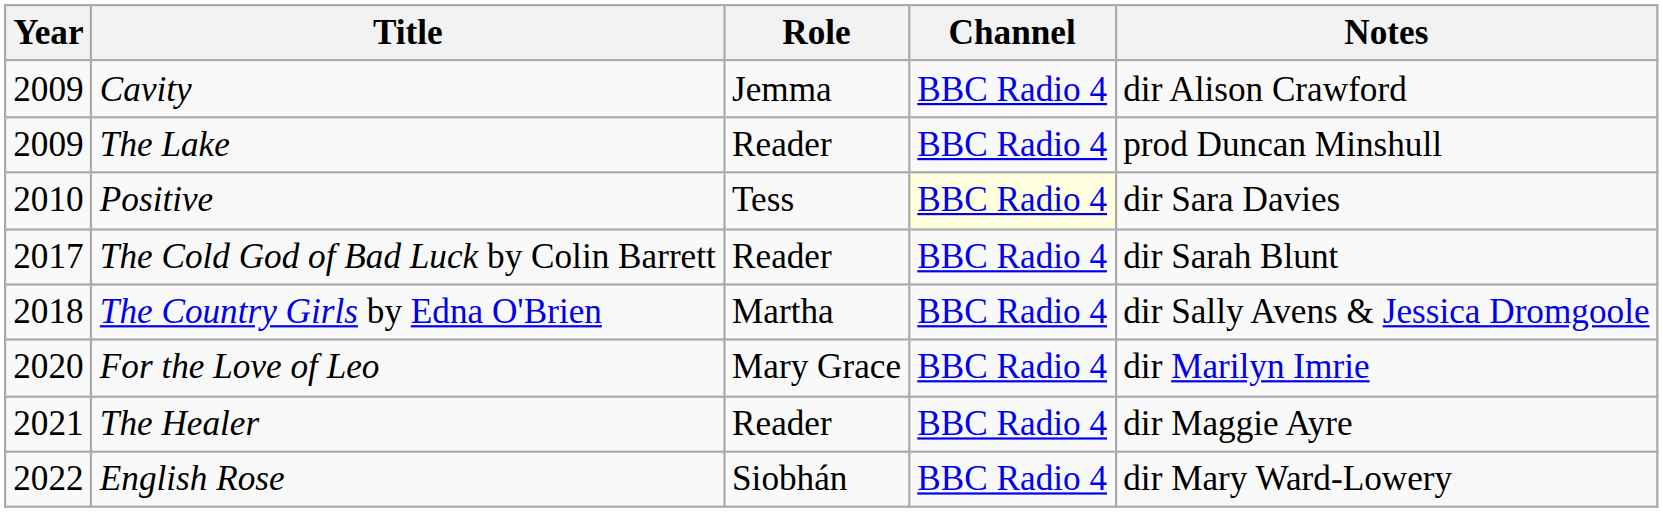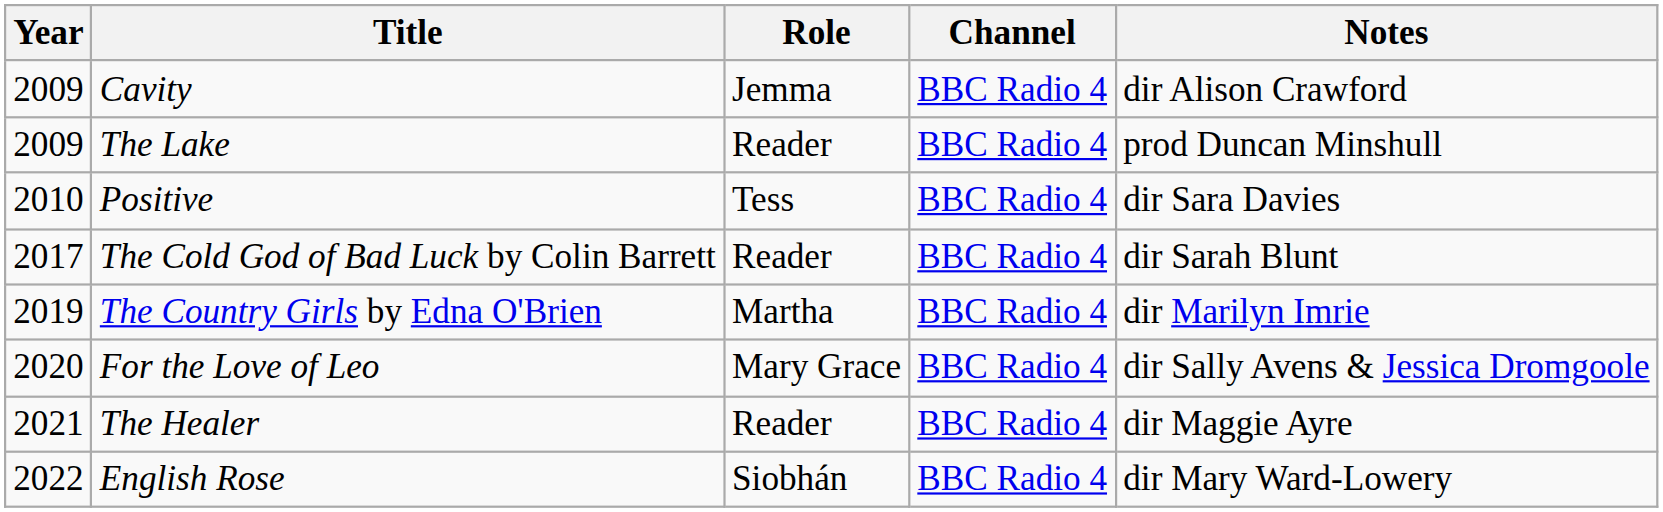(1012, 199) lightyellow background -> (1012, 199) no background
(48, 311) 2018 -> (48, 311) 2019
(1386, 311) dir Sally Avens & Jessica Dromgoole -> (1246, 311) dir Marilyn Imrie
(1246, 367) dir Marilyn Imrie -> (1386, 367) dir Sally Avens & Jessica Dromgoole
